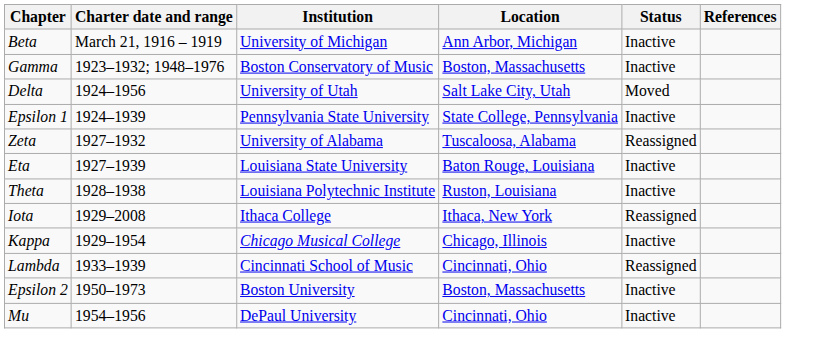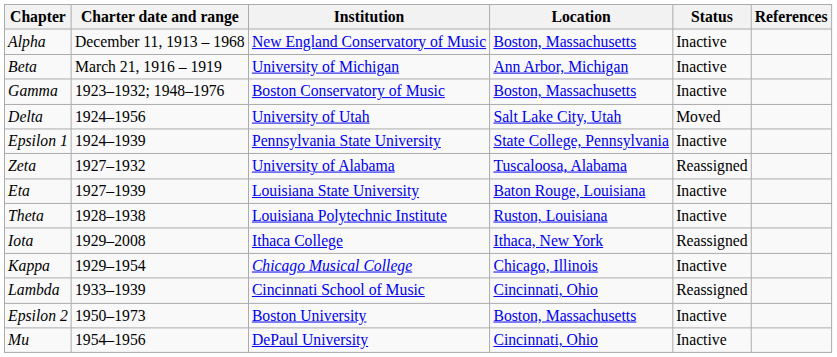+ row: (27, 41)
